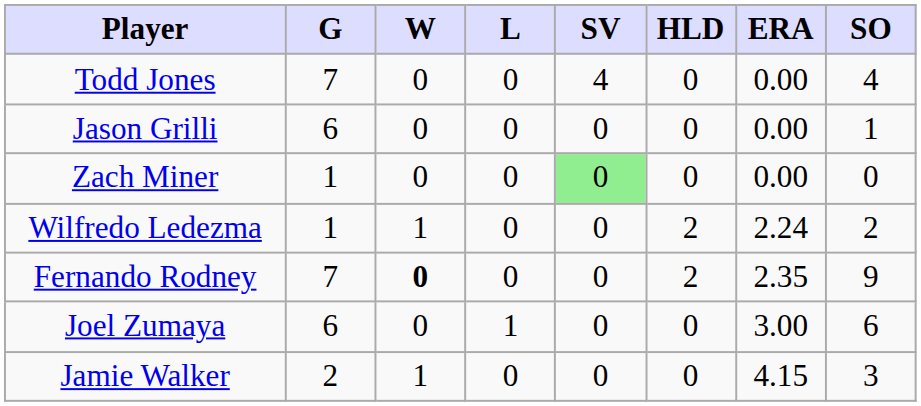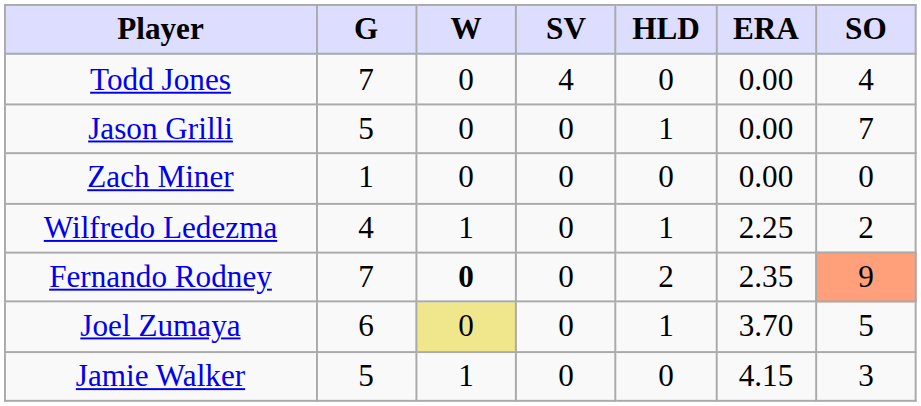- column: (510, 29)
(330, 128) 6 -> (366, 128) 5
(691, 128) 0 -> (666, 128) 1
(871, 128) 1 -> (866, 128) 7
(601, 177) lightgreen background -> (566, 177) no background
(330, 227) 1 -> (366, 227) 4
(691, 227) 2 -> (666, 227) 1
(781, 227) 2.24 -> (766, 227) 2.25
(871, 276) no background -> (866, 276) lightsalmon background
(420, 326) no background -> (466, 326) khaki background
(691, 326) 0 -> (666, 326) 1
(781, 326) 3.00 -> (766, 326) 3.70
(871, 326) 6 -> (866, 326) 5
(330, 375) 2 -> (366, 375) 5
